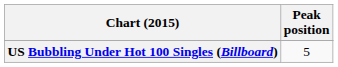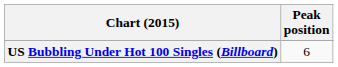(307, 51) 5 -> (307, 51) 6
